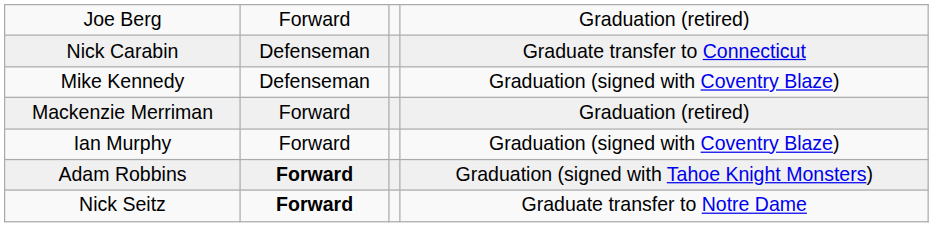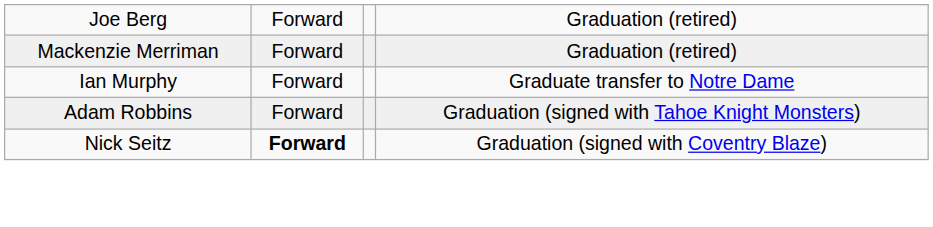- row: (122, 50)
- row: (122, 81)
(664, 143) Graduation (signed with Coventry Blaze) -> (652, 81) Graduate transfer to Notre Dame
(315, 174) bold -> (307, 112) normal
(664, 205) Graduate transfer to Notre Dame -> (652, 143) Graduation (signed with Coventry Blaze)
